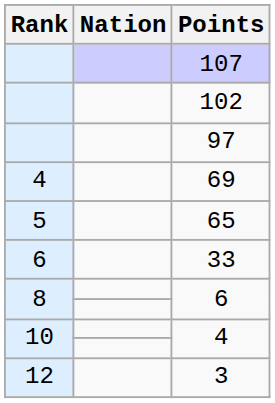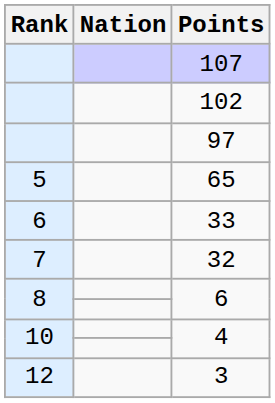- row: (40, 181)
+ row: (40, 260)
